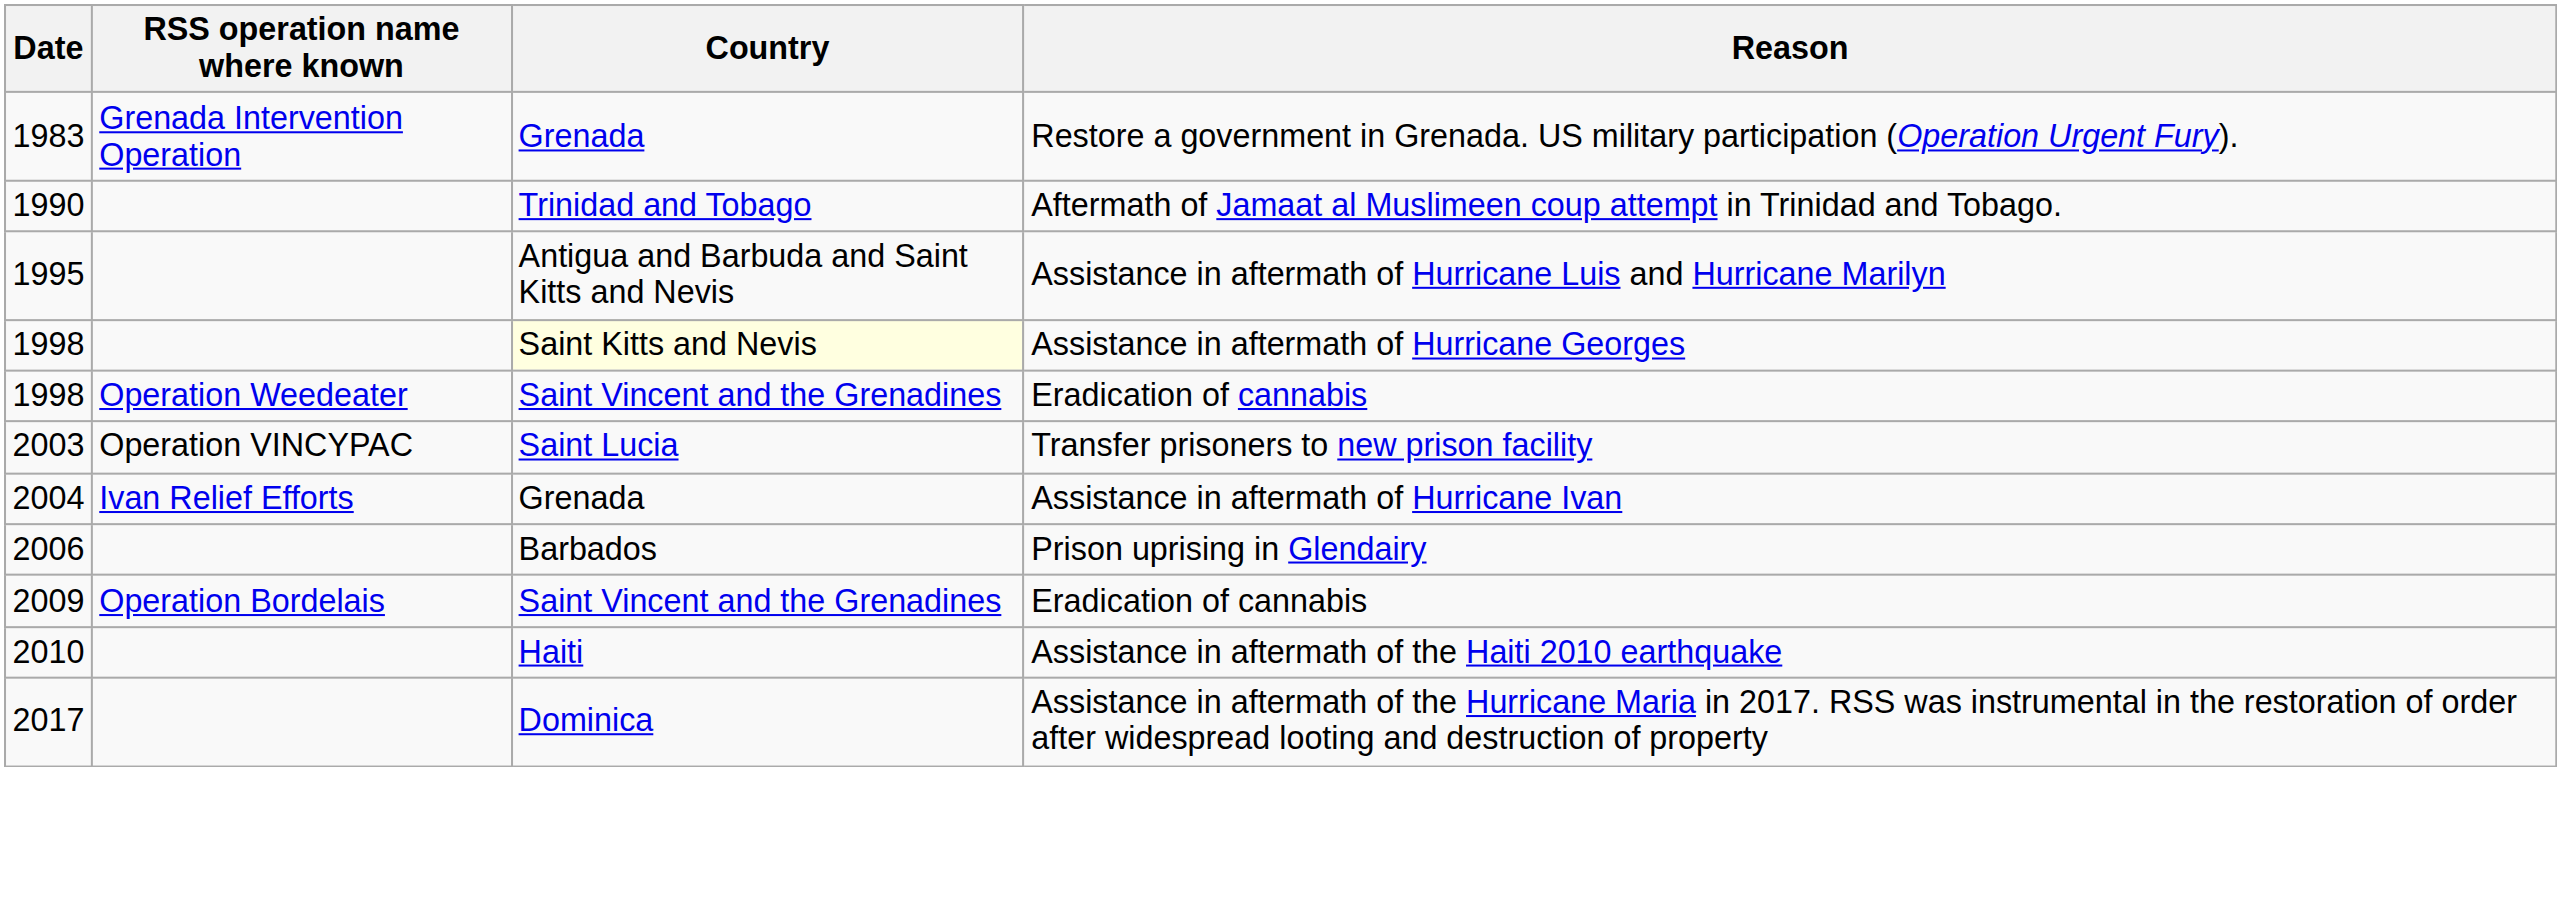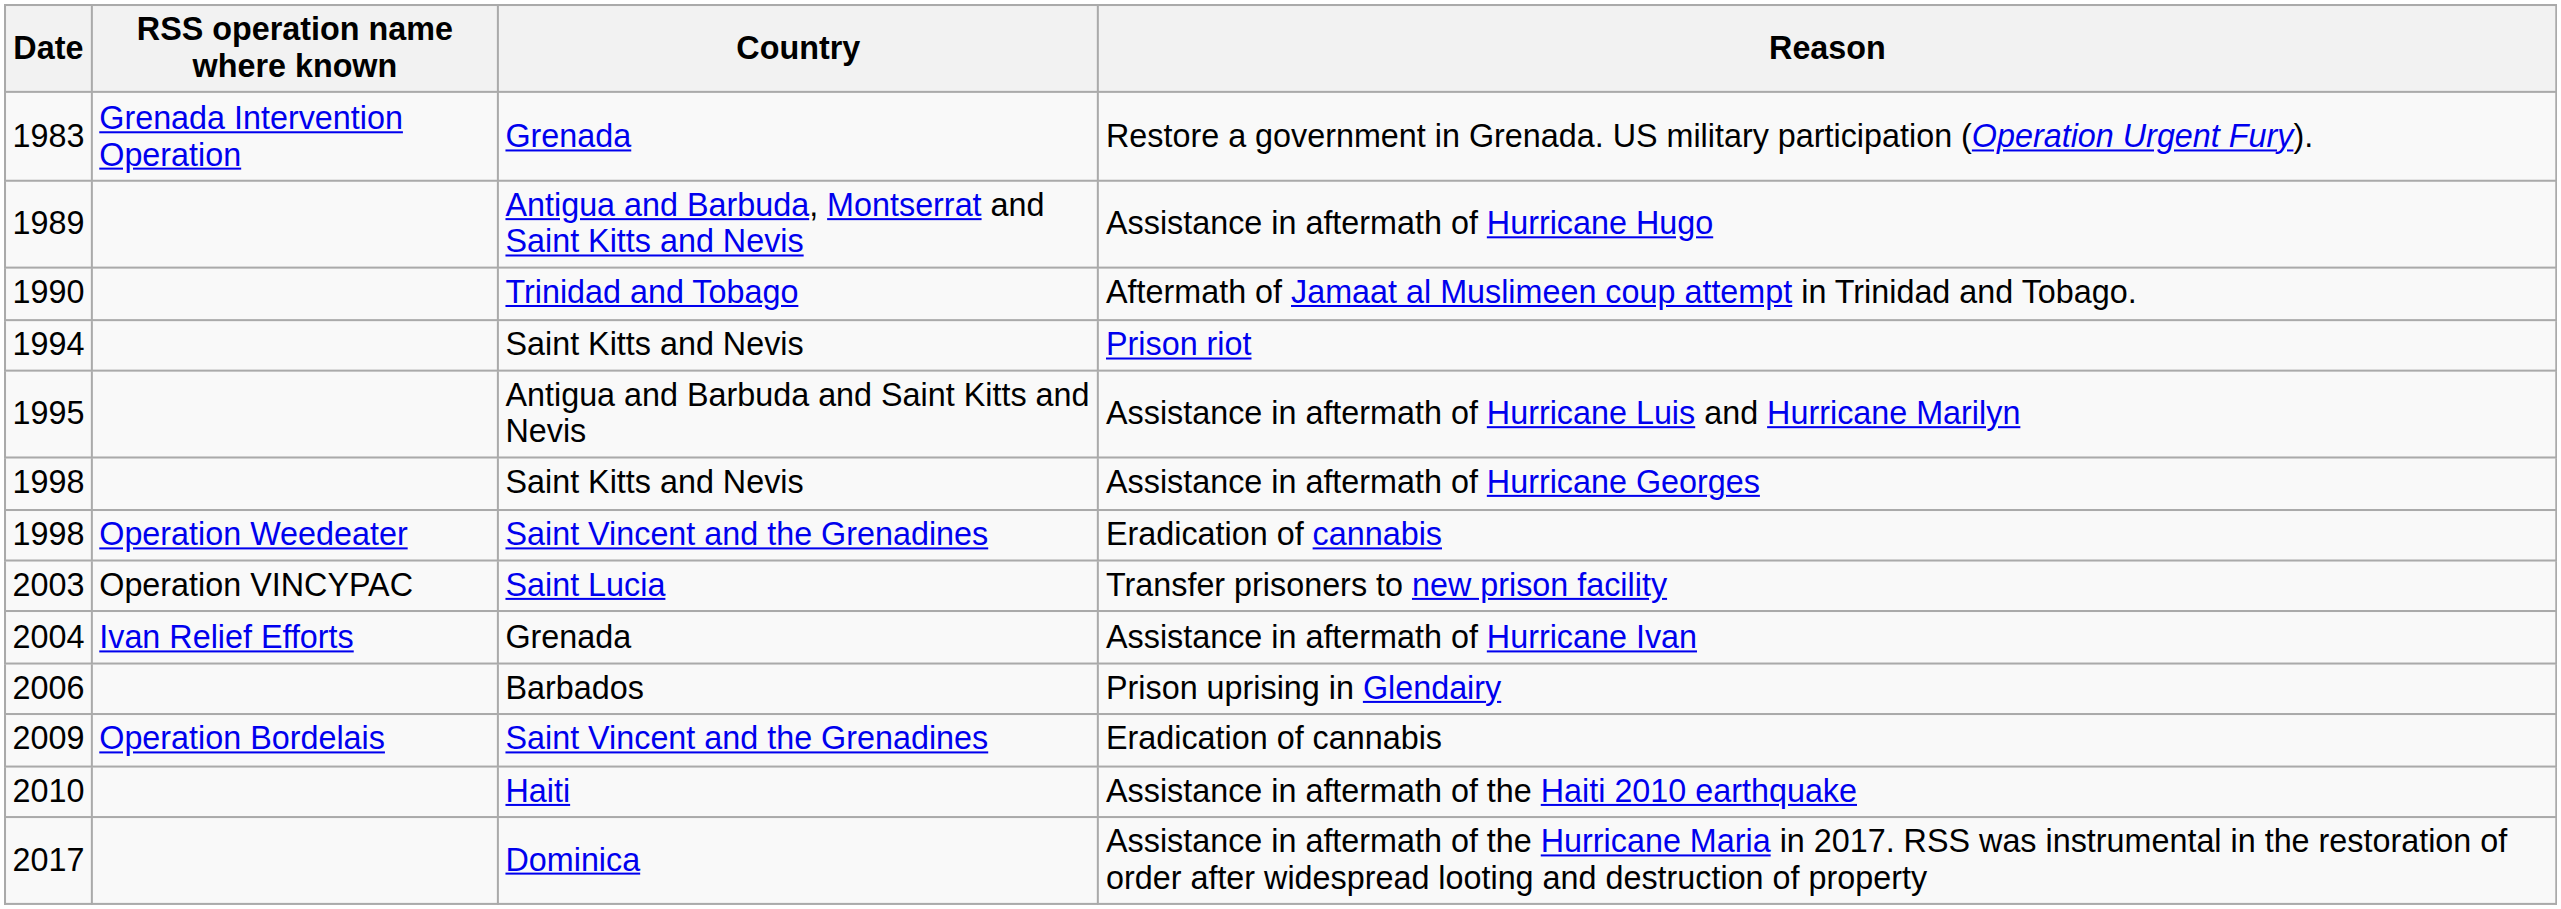+ row: (48, 223)
+ row: (48, 344)
(668, 344) lightyellow background -> (655, 483) no background
